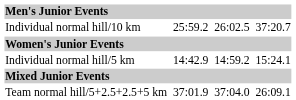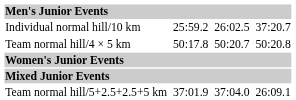+ row: (68, 44)
- row: (70, 60)
